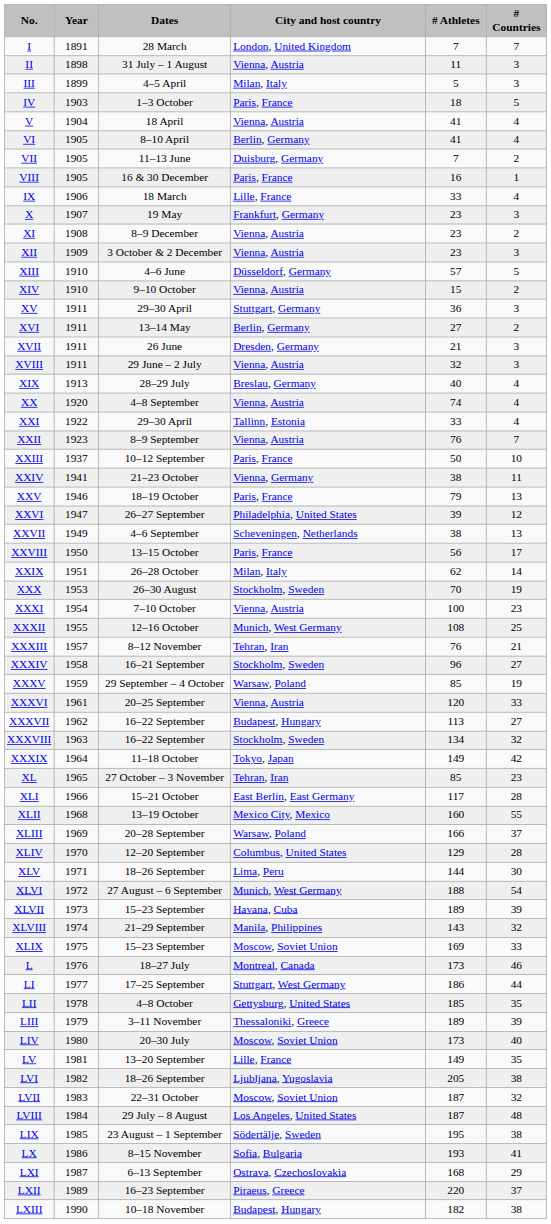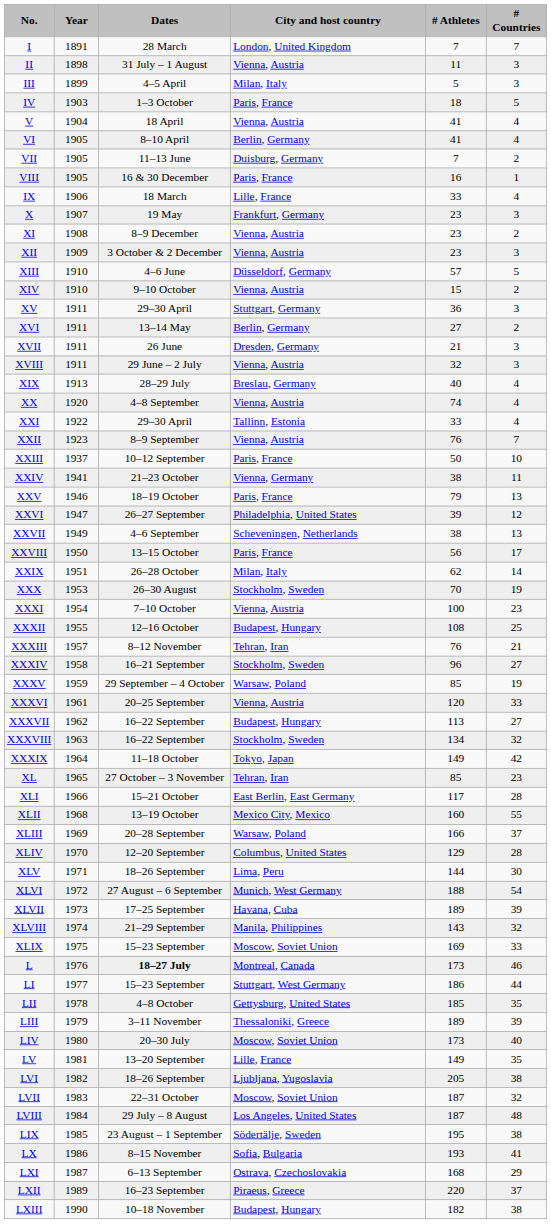(287, 628) Munich, West Germany -> (277, 628) Budapest, Hungary
(165, 909) 15–23 September -> (165, 909) 17–25 September
(165, 965) normal -> (165, 965) bold
(165, 984) 17–25 September -> (165, 984) 15–23 September
